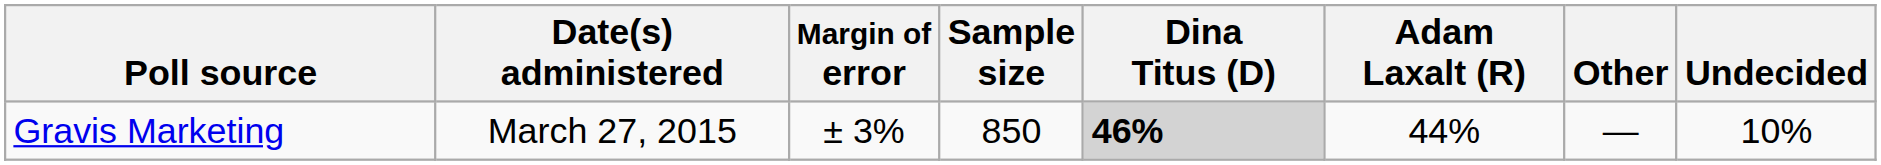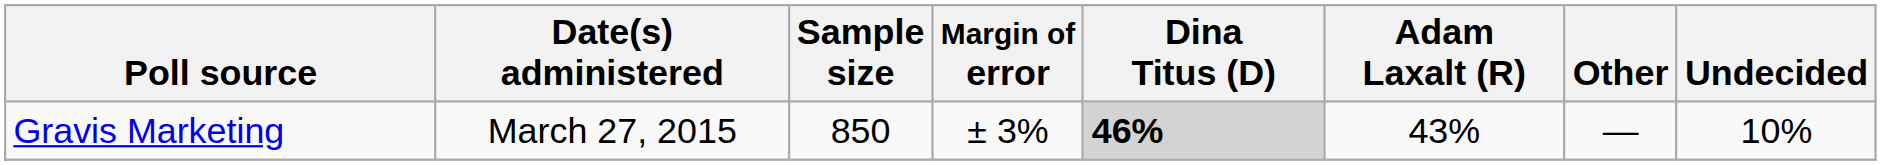columns swapped: (1011, 53) <-> (864, 55)
(1444, 130) 44% -> (1444, 130) 43%
